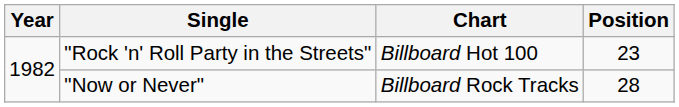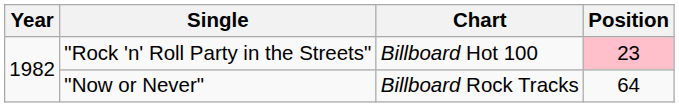(629, 53) no background -> (629, 53) pink background
(629, 85) 28 -> (629, 85) 64
